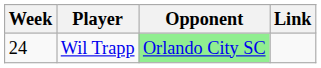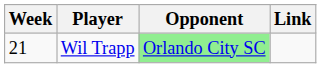(18, 47) 24 -> (18, 47) 21
